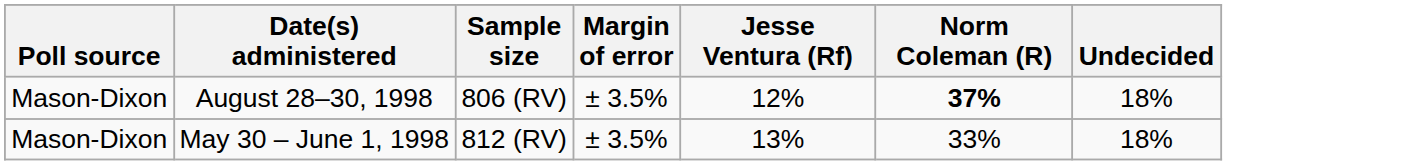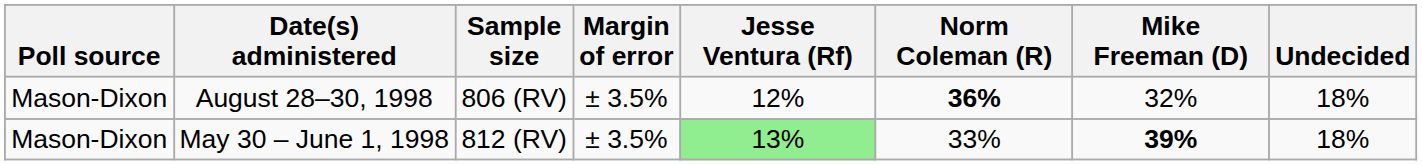+ column: (1171, 41)
(974, 98) 37% -> (974, 98) 36%
(778, 139) no background -> (778, 139) lightgreen background
